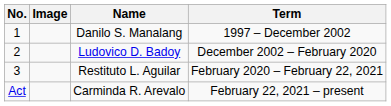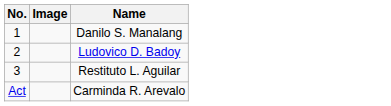- column: (287, 14)
